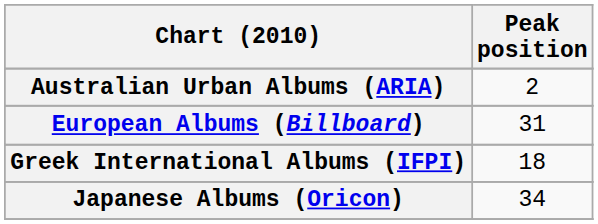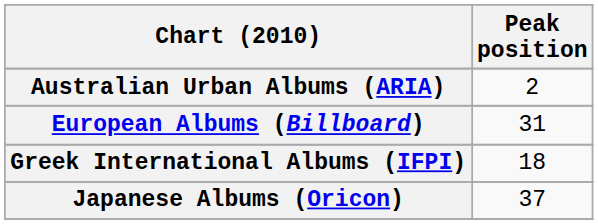(532, 200) 34 -> (532, 200) 37
